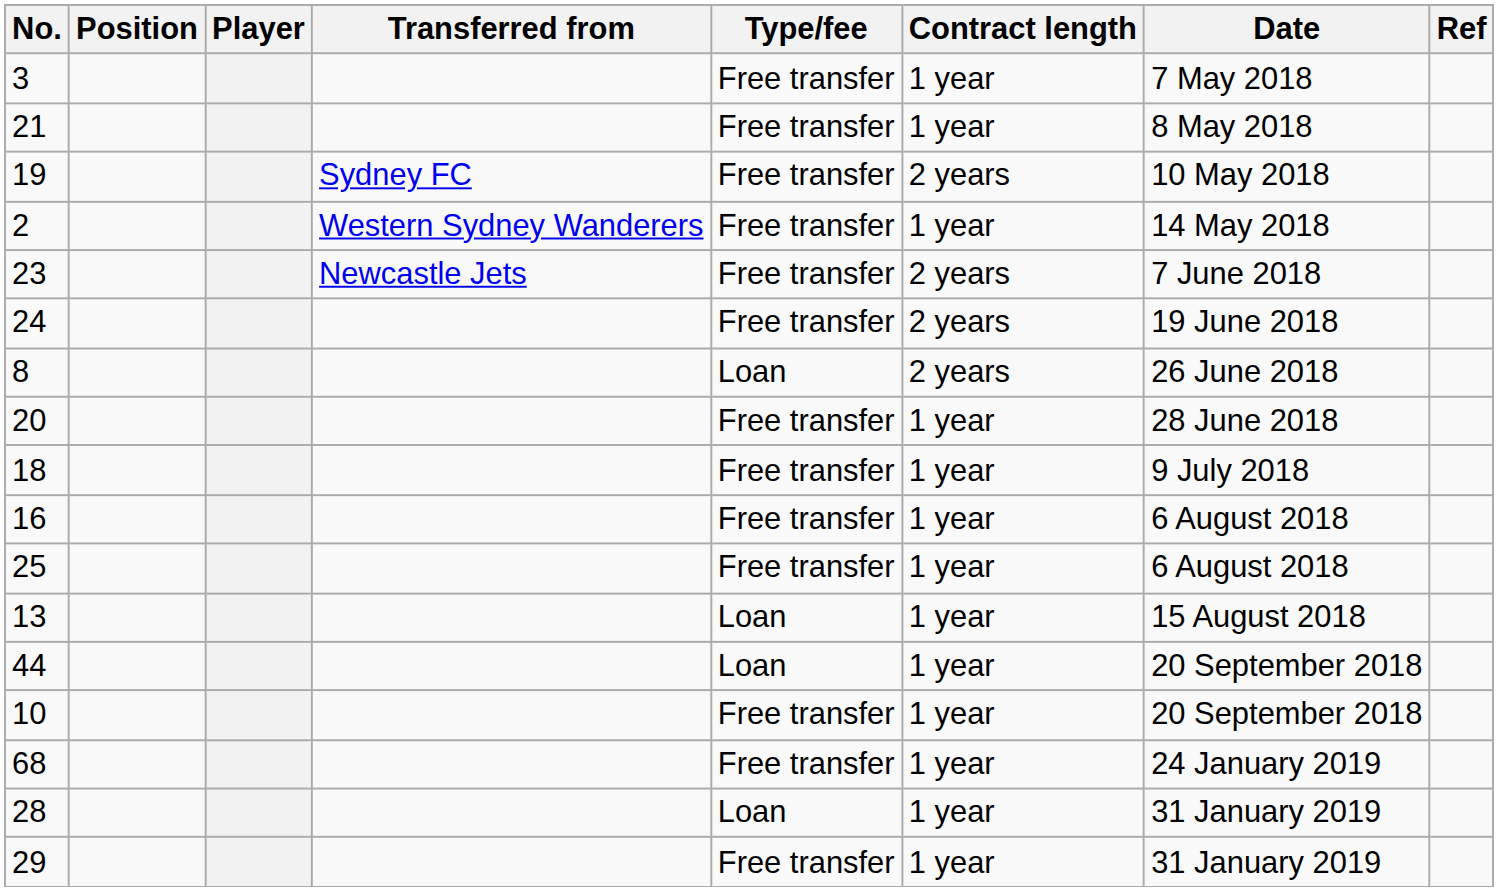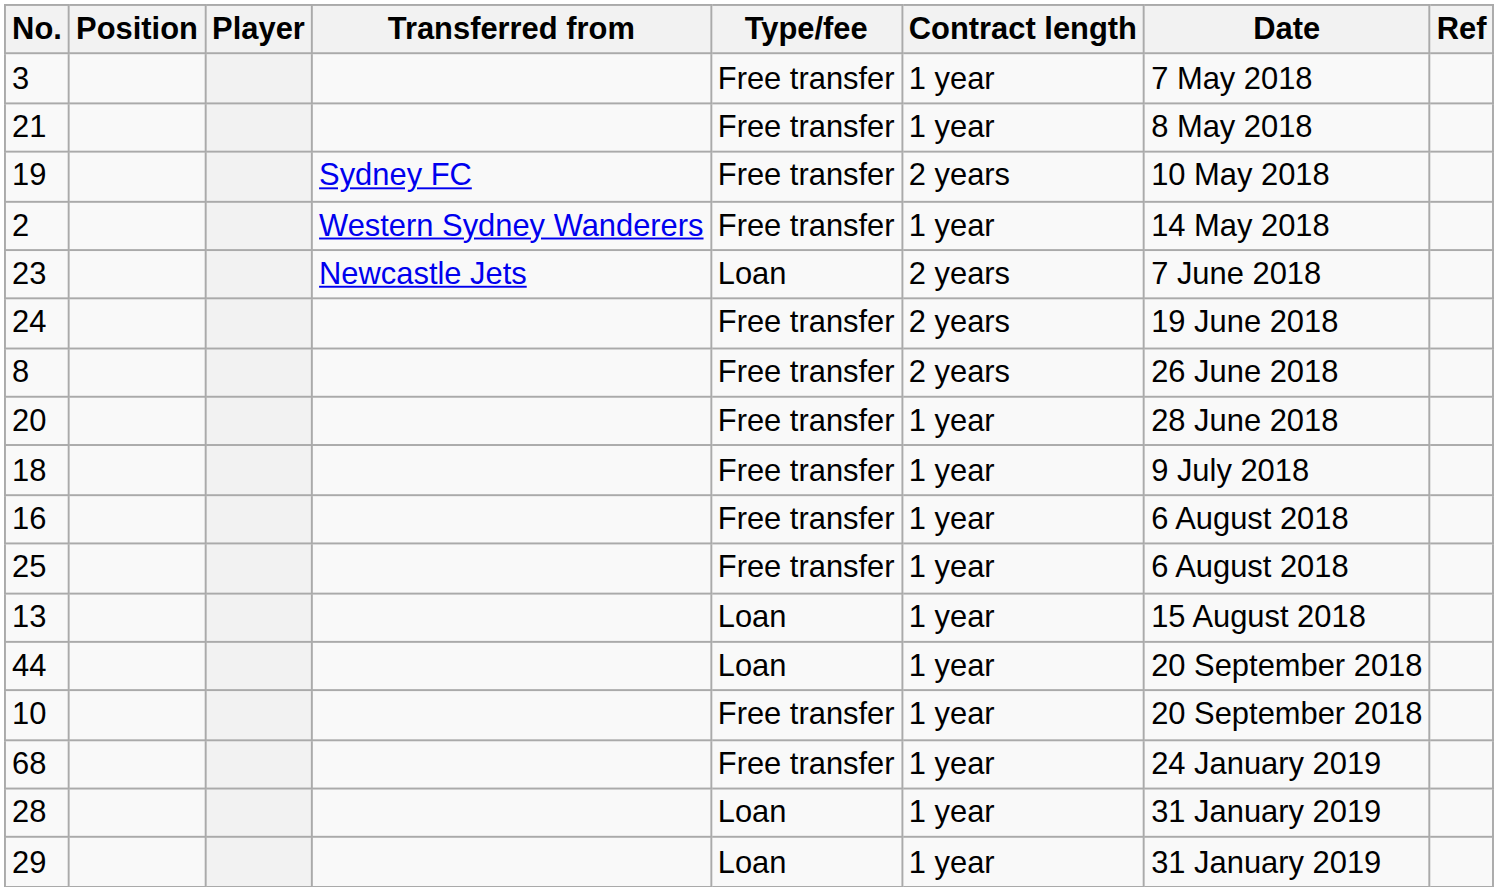(806, 273) Free transfer -> (752, 273) Loan
(752, 371) Loan -> (806, 371) Free transfer
(806, 861) Free transfer -> (752, 861) Loan
